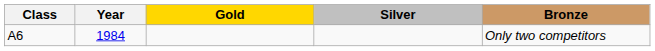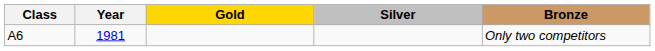(111, 35) 1984 -> (111, 35) 1981
